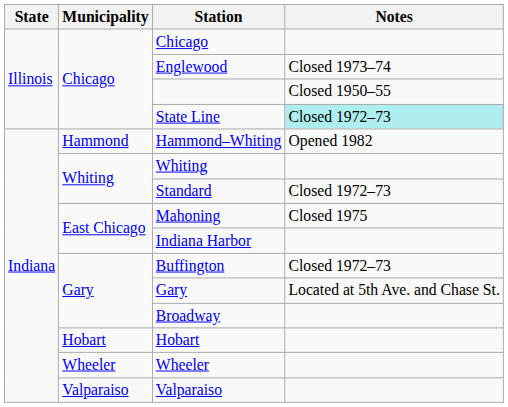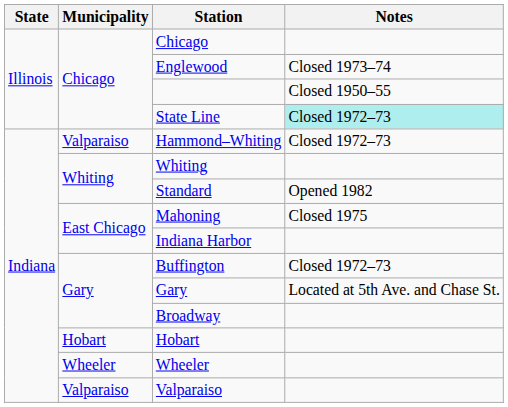(95, 141) Hammond -> (95, 141) Valparaiso
(331, 141) Opened 1982 -> (340, 141) Closed 1972–73
(340, 191) Closed 1972–73 -> (331, 191) Opened 1982
